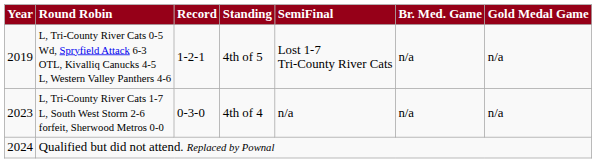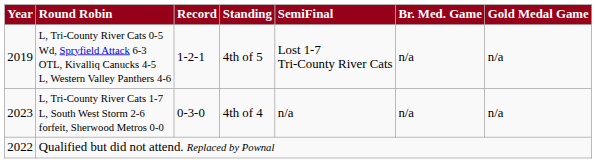(20, 147) 2024 -> (20, 147) 2022
